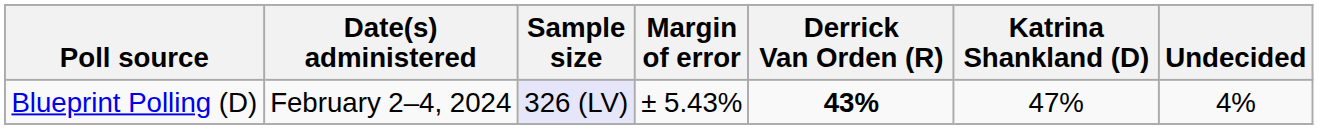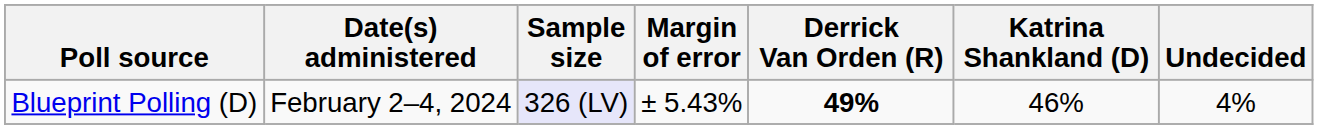(851, 102) 43% -> (851, 102) 49%
(1056, 102) 47% -> (1056, 102) 46%
